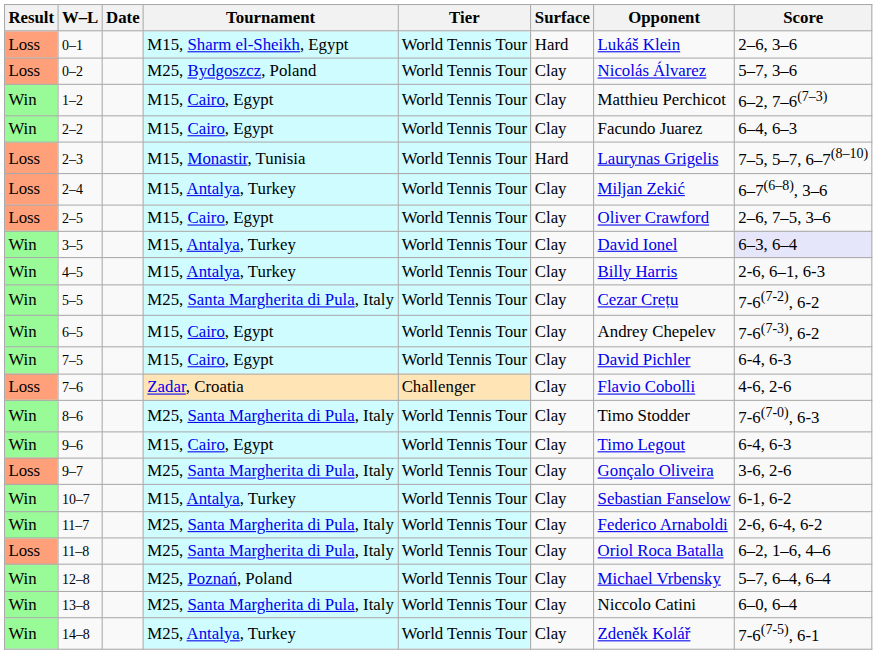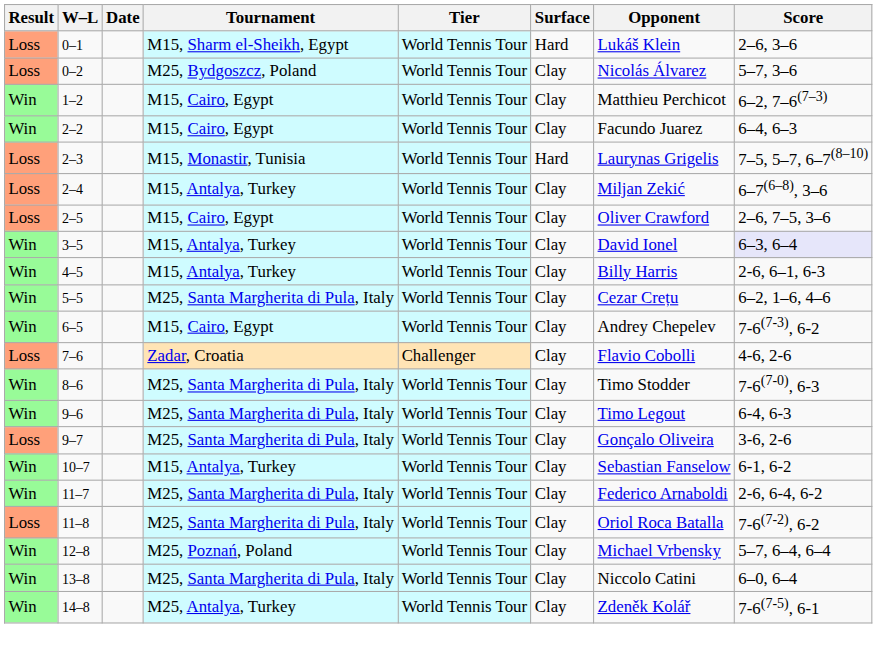(779, 300) 7-6(7-2), 6-2 -> (785, 297) 6–2, 1–6, 4–6
- row: (72, 361)
(210, 444) M15, Cairo, Egypt -> (271, 413) M25, Santa Margherita di Pula, Italy
(785, 551) 6–2, 1–6, 4–6 -> (779, 522) 7-6(7-2), 6-2
